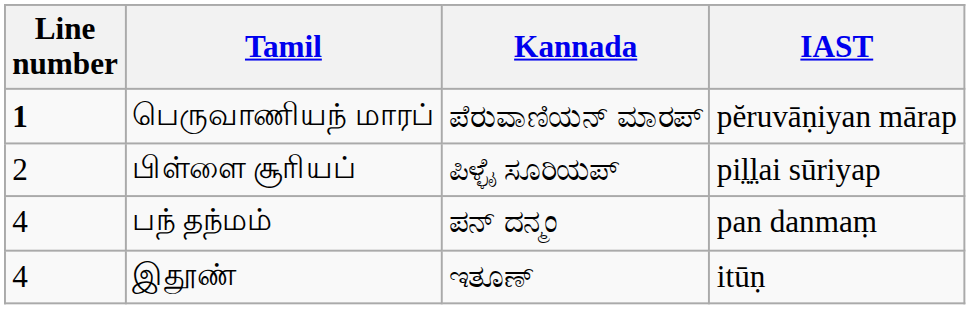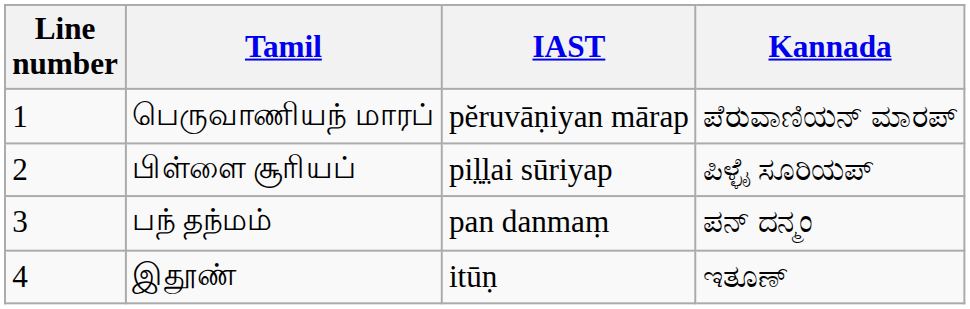columns swapped: (837, 46) <-> (576, 46)
(20, 115) bold -> (20, 115) normal
(20, 222) 4 -> (20, 222) 3
